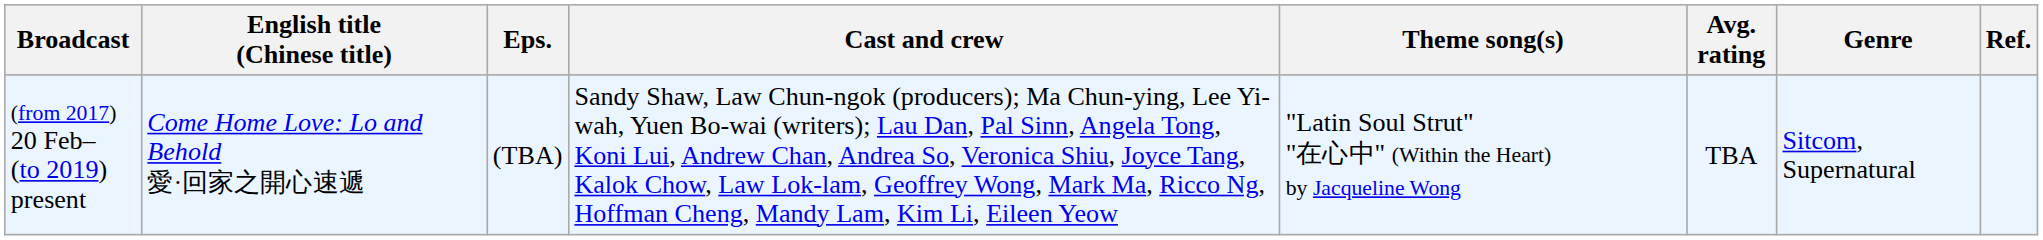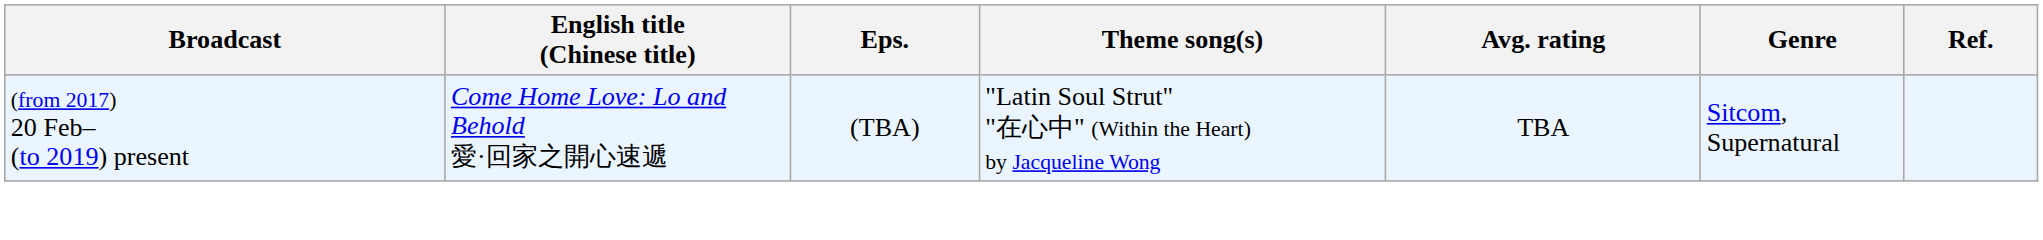- column: (924, 39)
